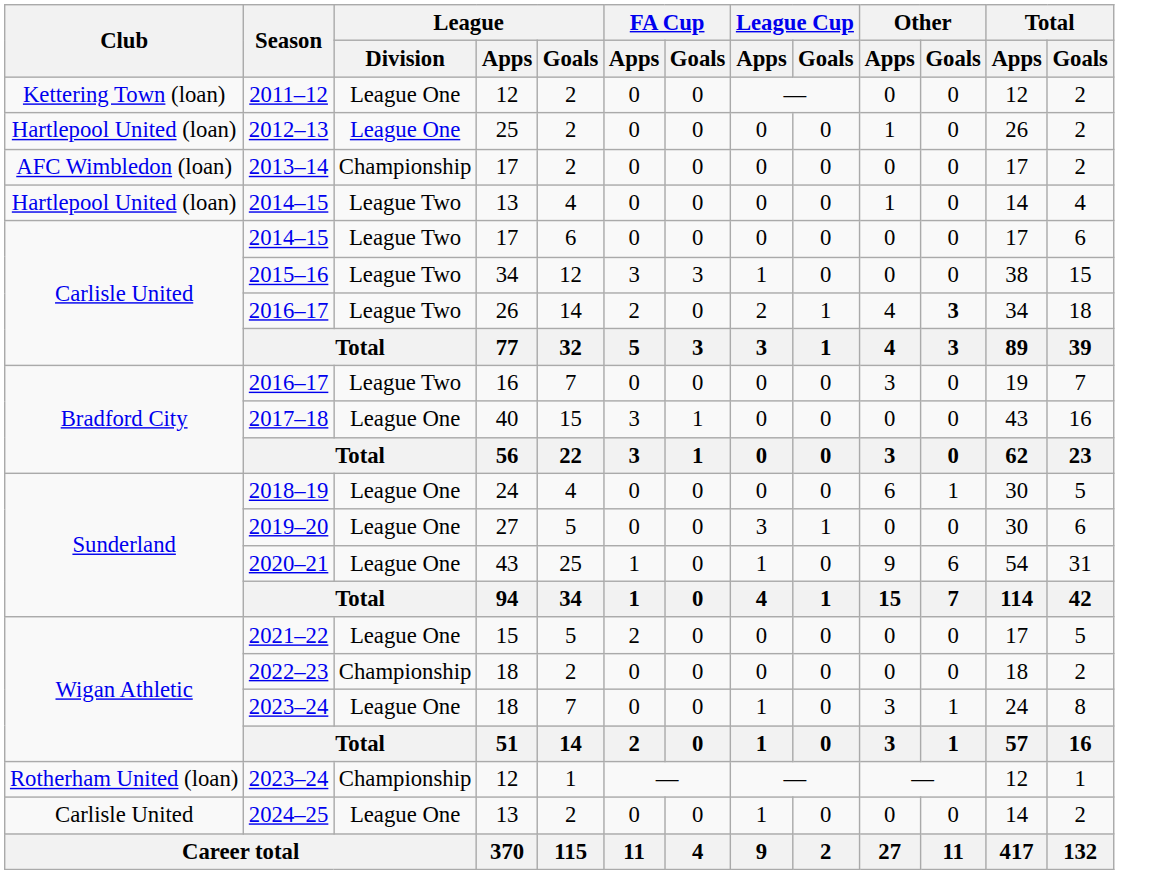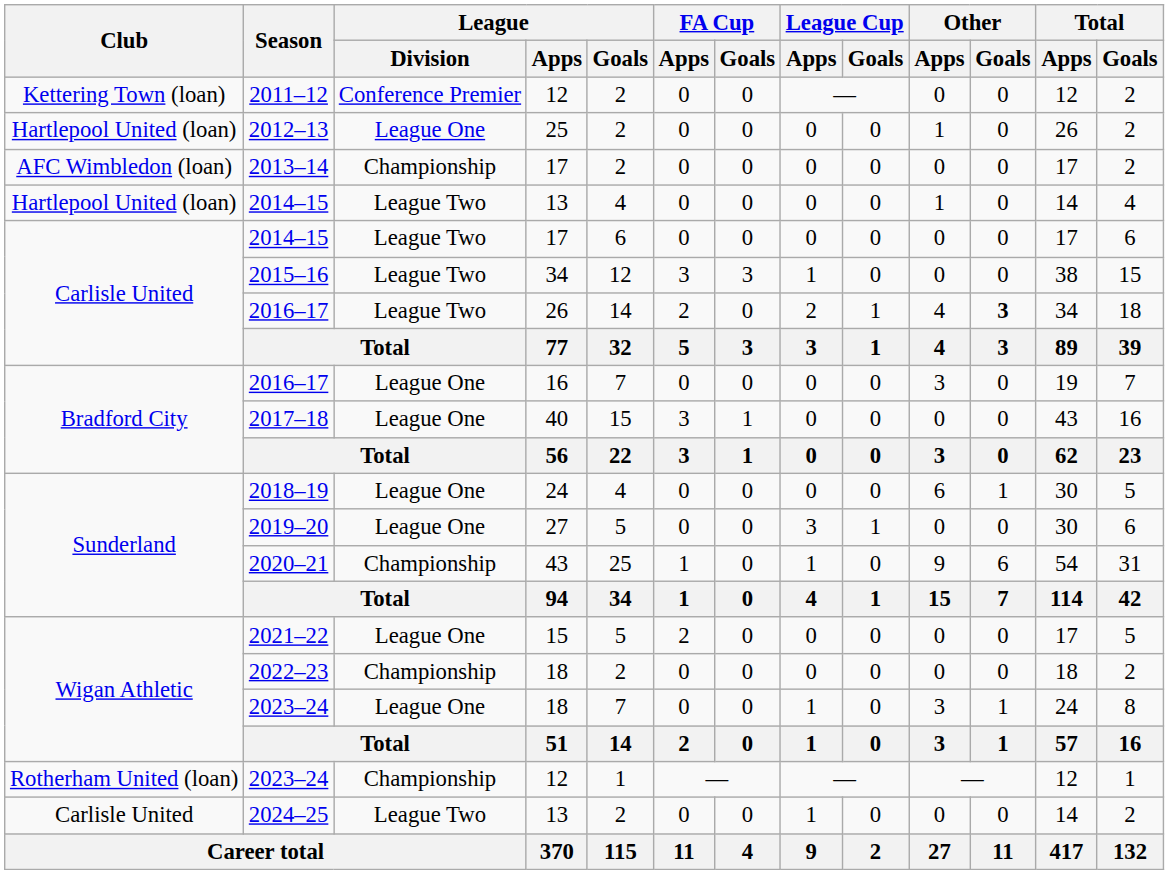(405, 94) League One -> (430, 94) Conference Premier
(405, 382) League Two -> (430, 382) League One
(405, 563) League One -> (430, 563) Championship
(405, 815) League One -> (430, 815) League Two
